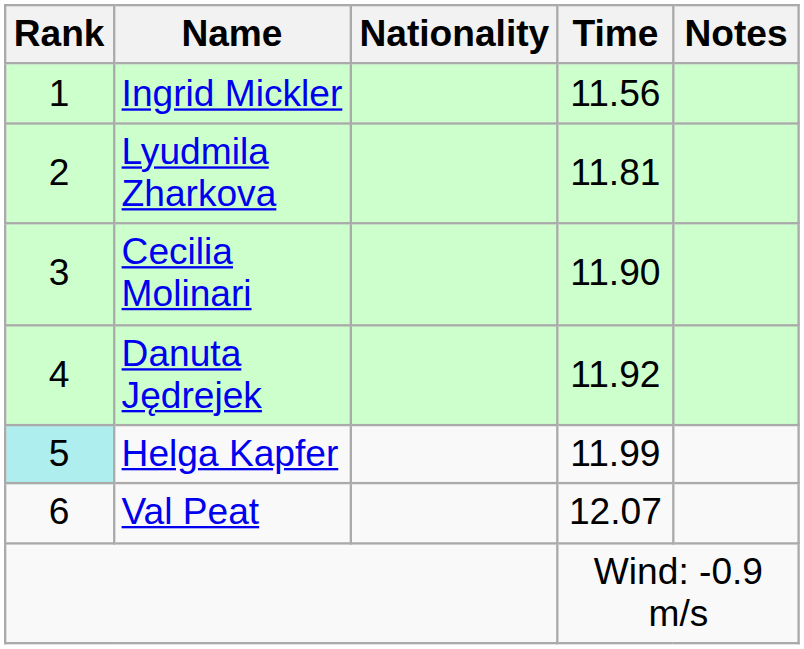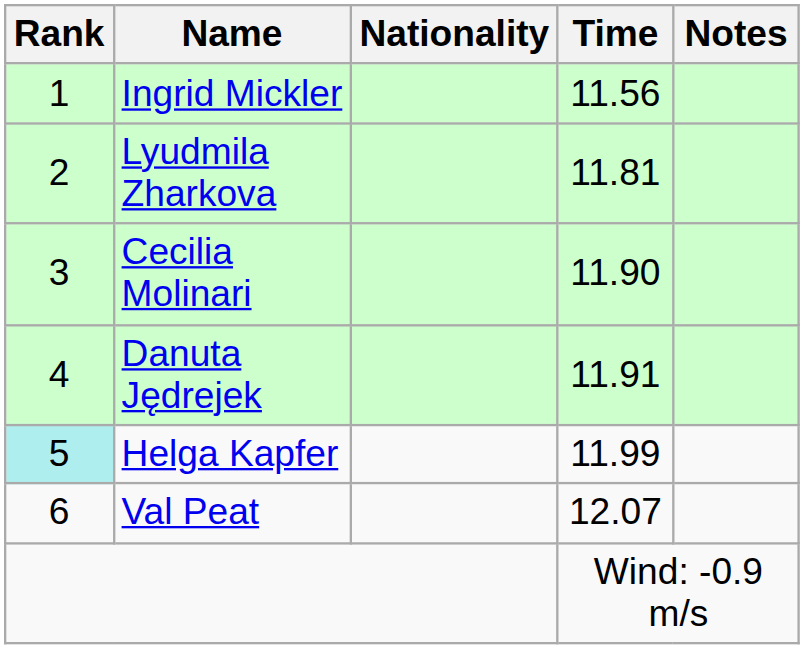(615, 373) 11.92 -> (615, 373) 11.91
